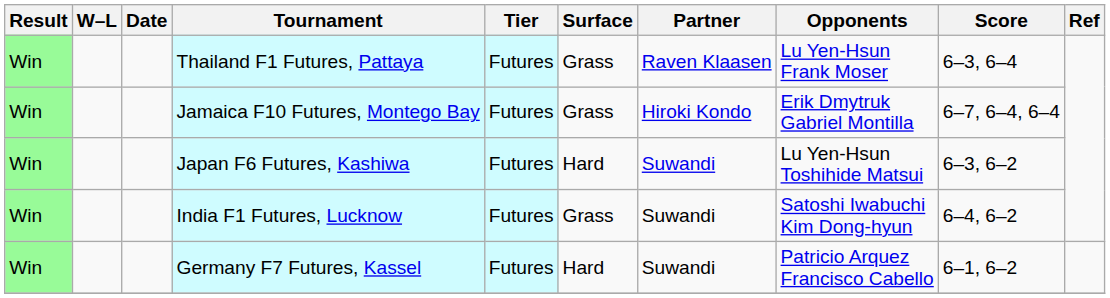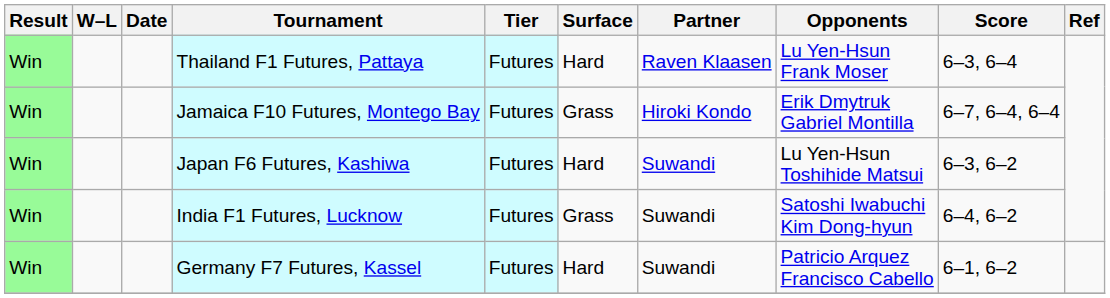(588, 61) Grass -> (583, 61) Hard
